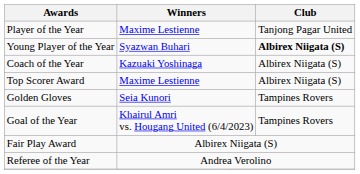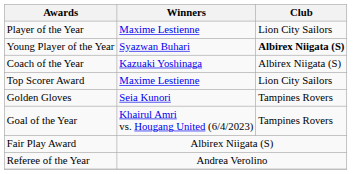(305, 30) Tanjong Pagar United -> (295, 30) Lion City Sailors
(300, 81) Albirex Niigata (S) -> (295, 81) Lion City Sailors
